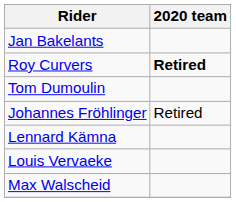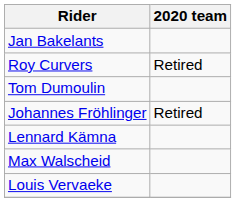(180, 64) bold -> (178, 64) normal
rows swapped: (60, 161) <-> (59, 185)
